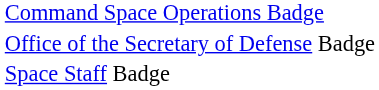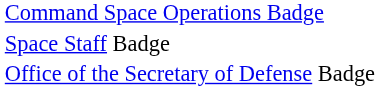rows swapped: (190, 43) <-> (87, 74)
